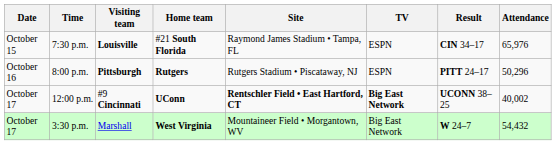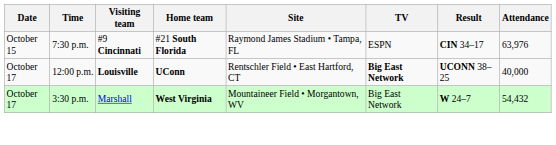(118, 45) Louisville -> (119, 45) #9 Cincinnati
(515, 45) 65,976 -> (515, 45) 63,976
- row: (70, 72)
(119, 99) #9 Cincinnati -> (118, 72) Louisville
(295, 99) bold -> (291, 72) normal
(515, 99) 40,002 -> (515, 72) 40,000
